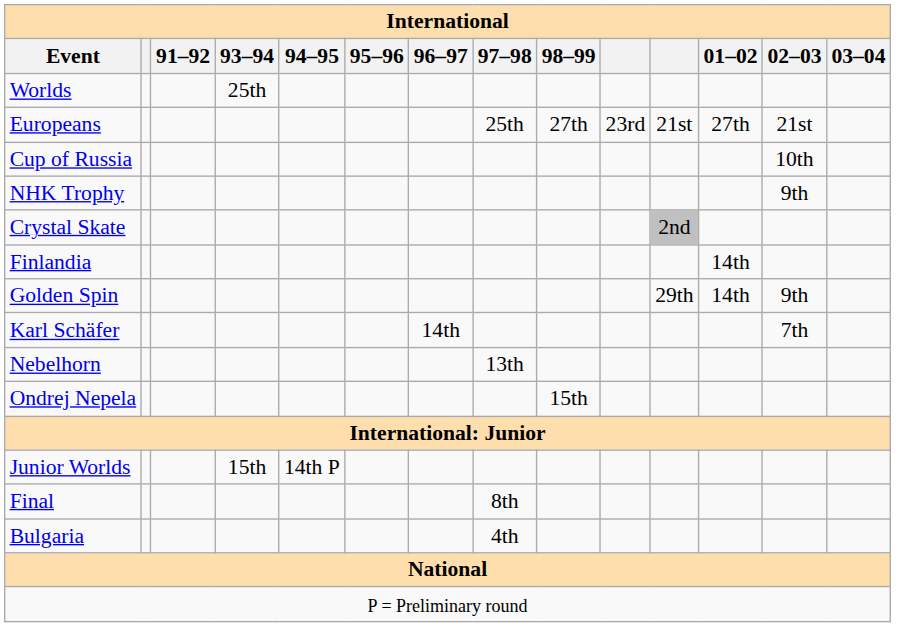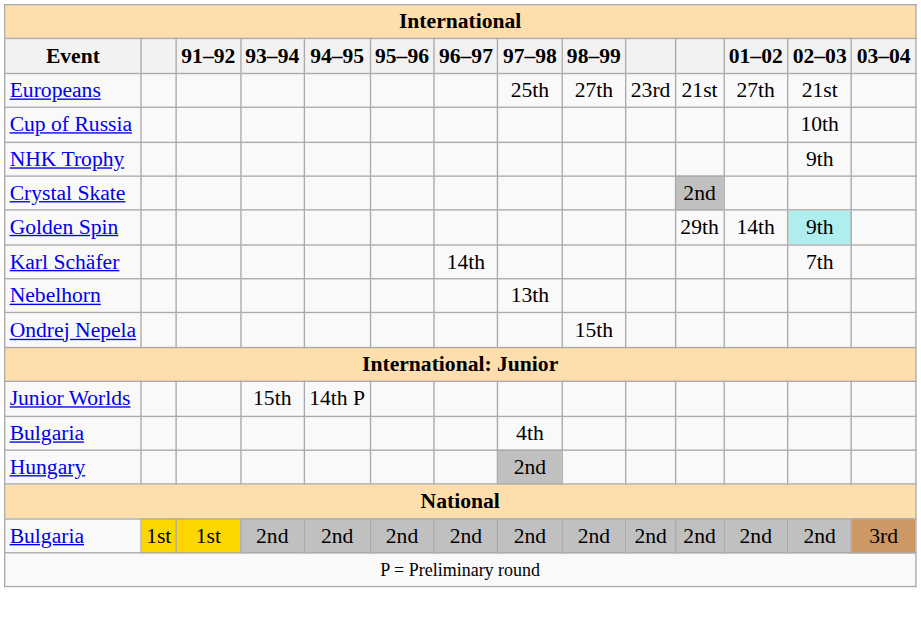- row: (41, 90)
- row: (50, 261)
(794, 295) no background -> (820, 227) paleturquoise background
- row: (32, 501)
+ row: (47, 466)
+ row: (47, 535)
